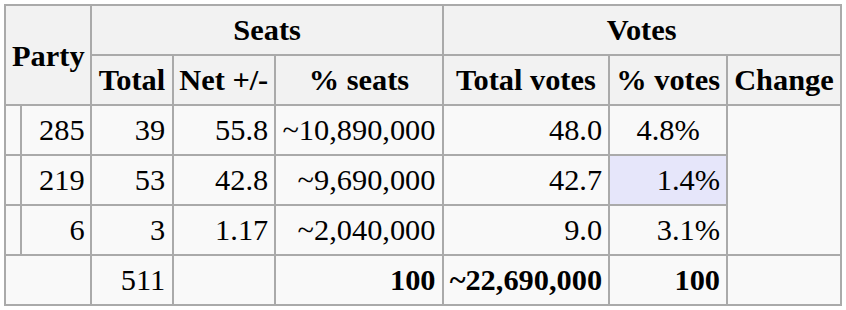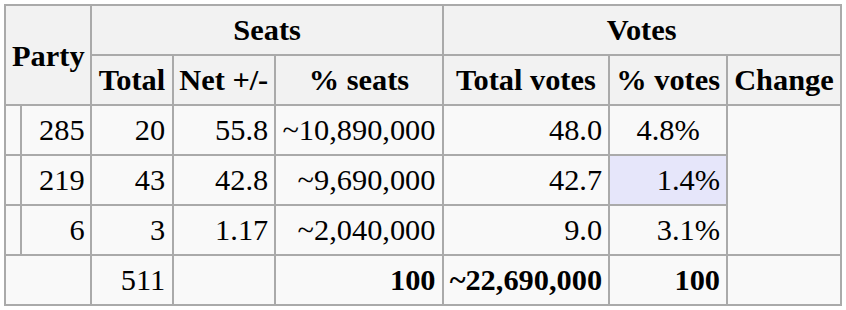(150, 130) 39 -> (150, 130) 20
(150, 180) 53 -> (150, 180) 43
